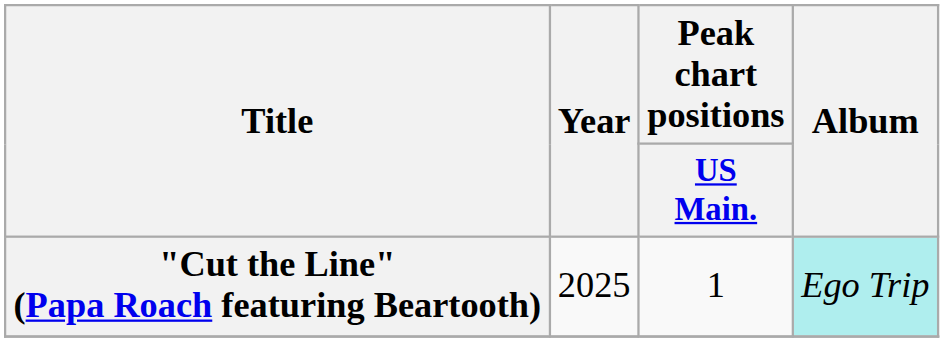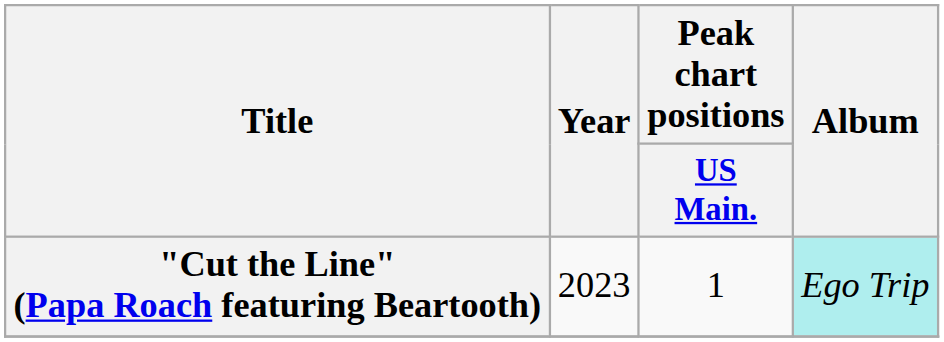(594, 285) 2025 -> (594, 285) 2023
